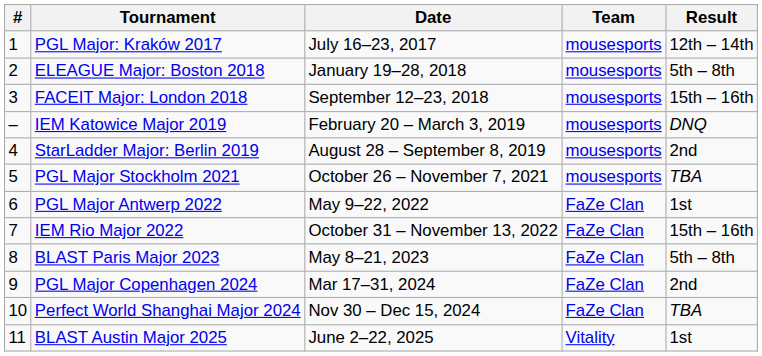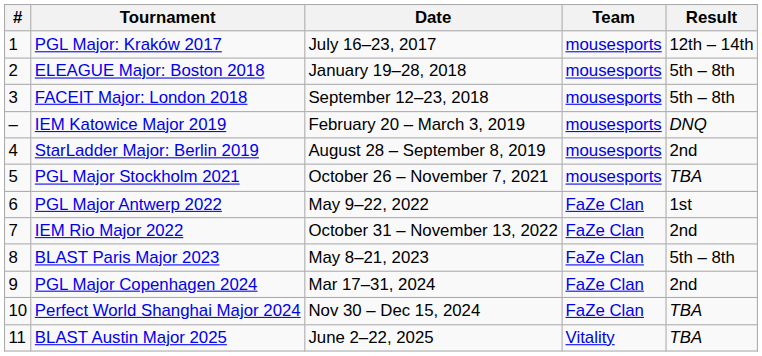(711, 97) 15th – 16th -> (702, 97) 5th – 8th
(711, 230) 15th – 16th -> (683, 230) 2nd
(681, 337) 1st -> (686, 337) TBA
